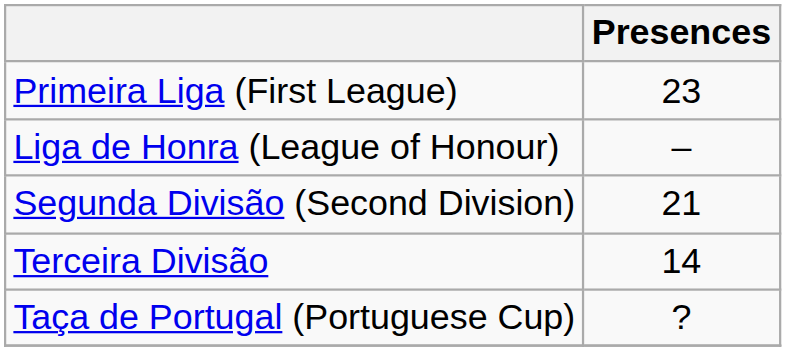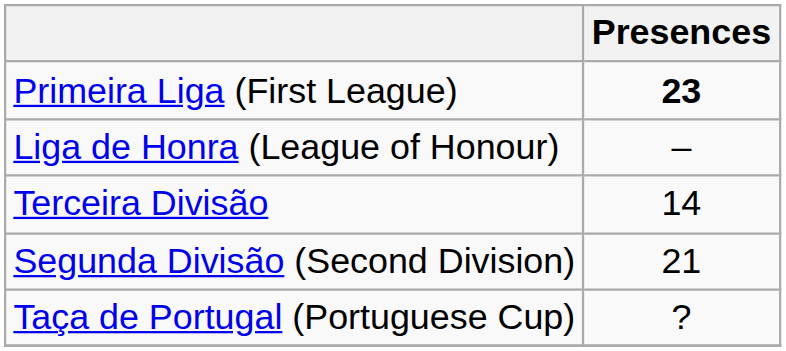(681, 89) normal -> (681, 89) bold
rows swapped: (294, 203) <-> (141, 260)
